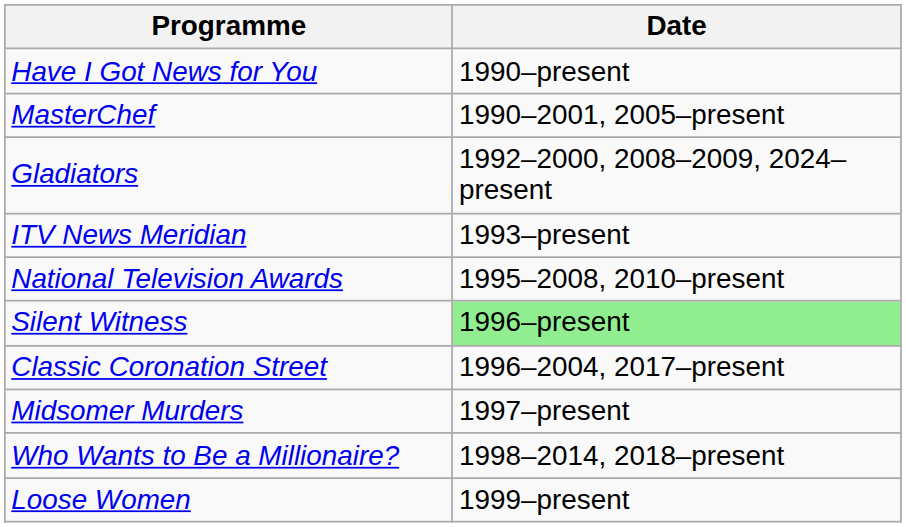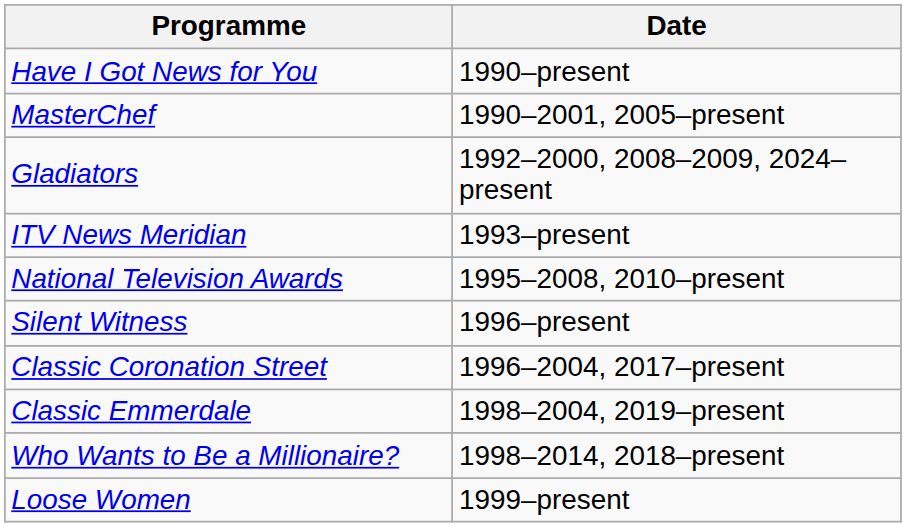(544, 322) lightgreen background -> (544, 322) no background
- row: (127, 411)
+ row: (131, 411)
